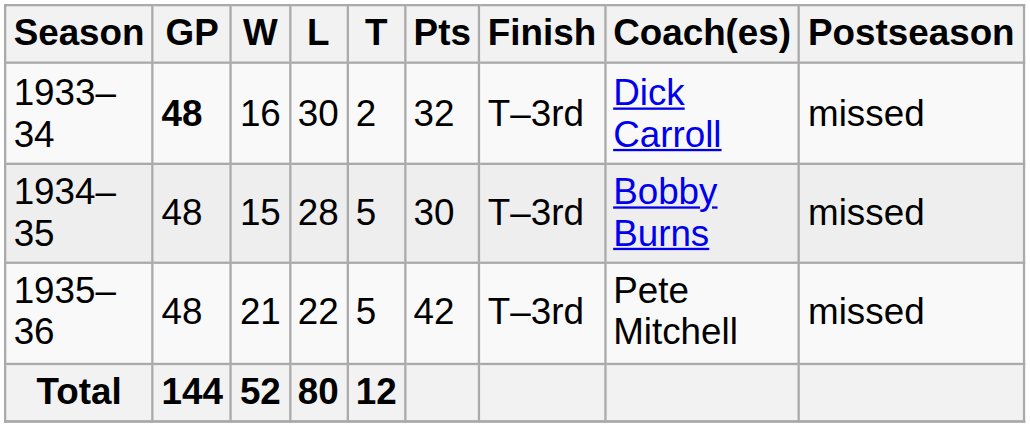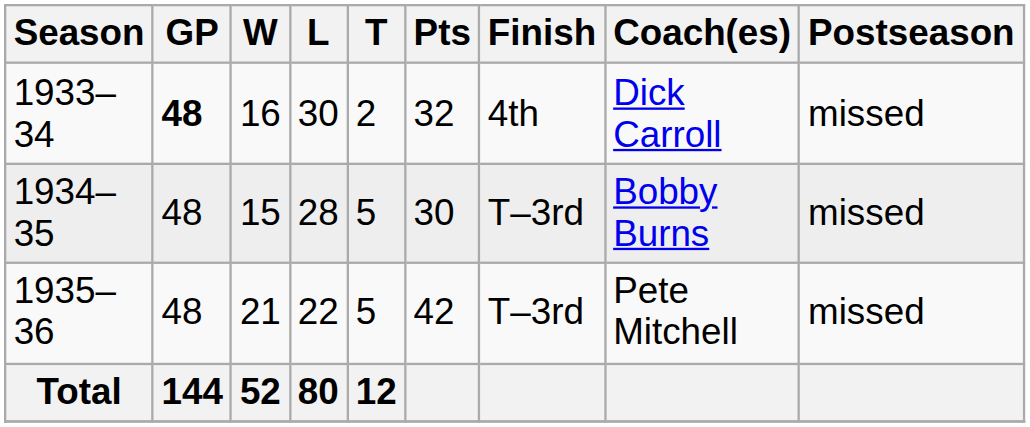(536, 112) T–3rd -> (513, 112) 4th
